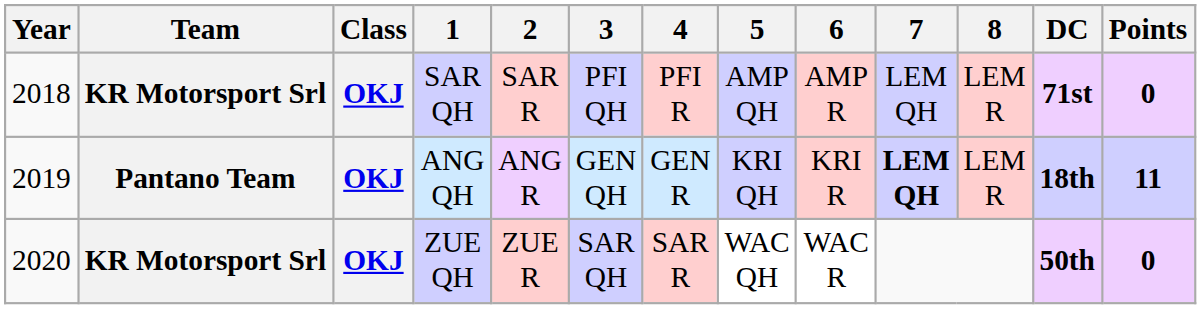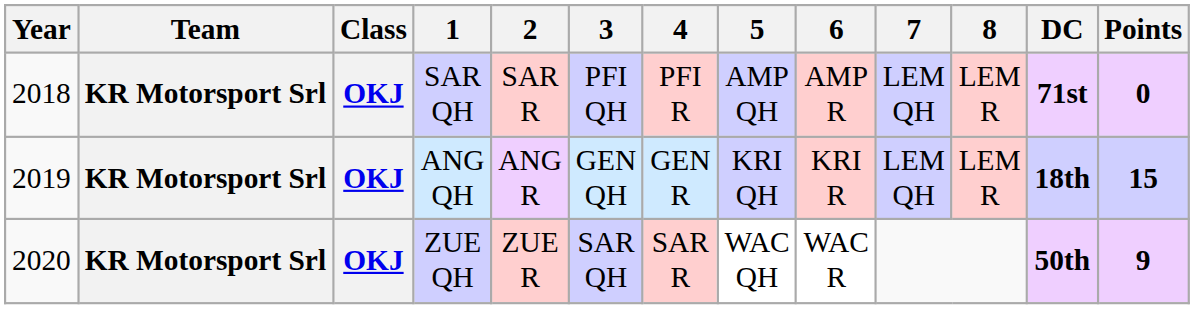(205, 177) Pantano Team -> (205, 177) KR Motorsport Srl
(916, 177) bold -> (914, 177) normal
(1148, 177) 11 -> (1143, 177) 15
(1148, 260) 0 -> (1143, 260) 9
